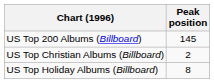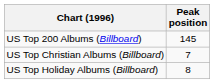(188, 54) 2 -> (188, 54) 7
